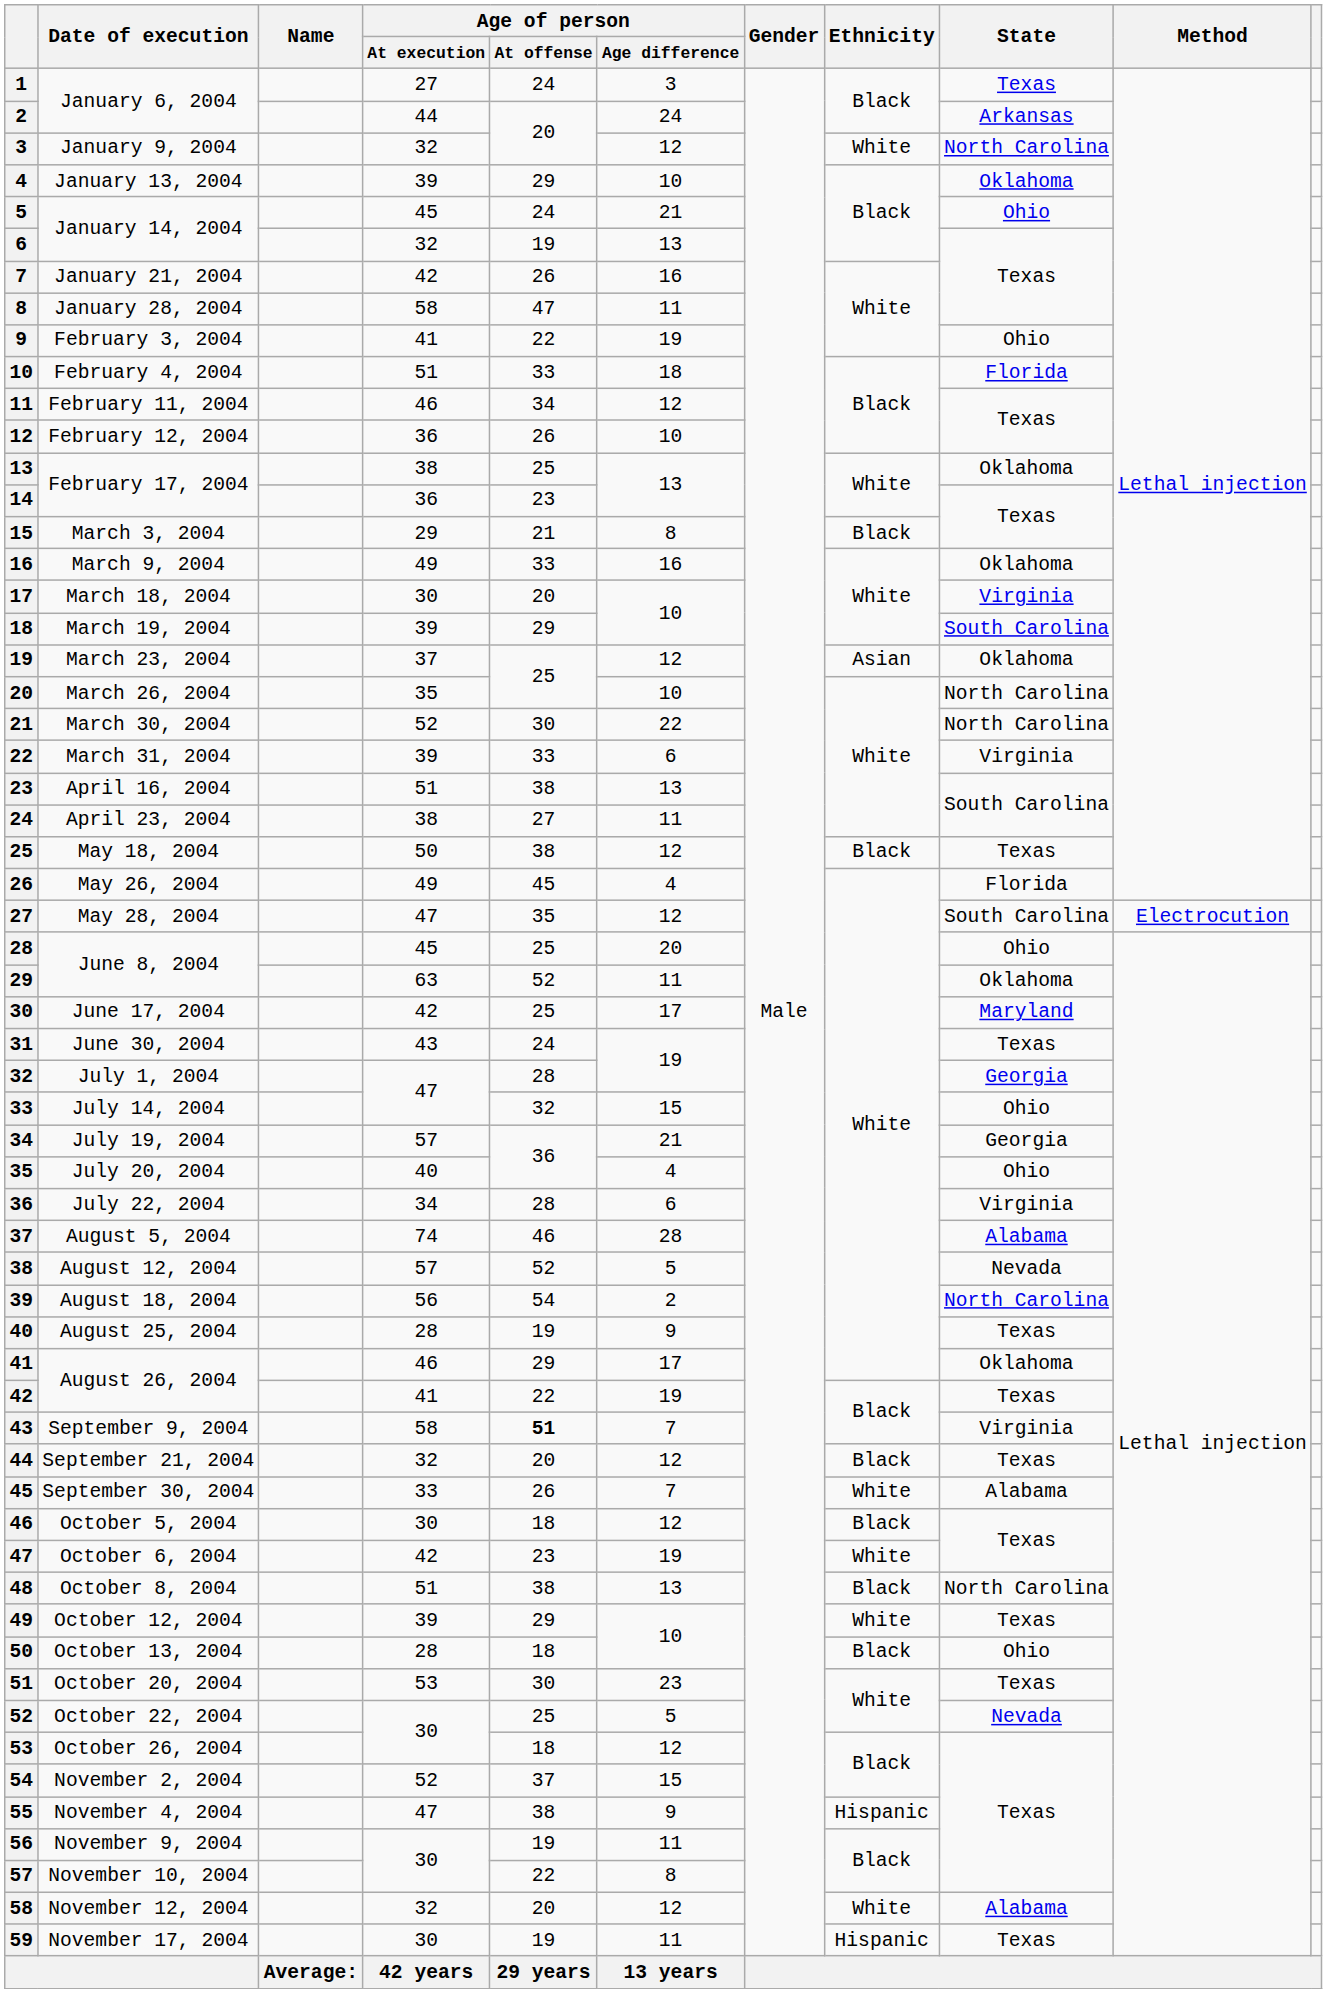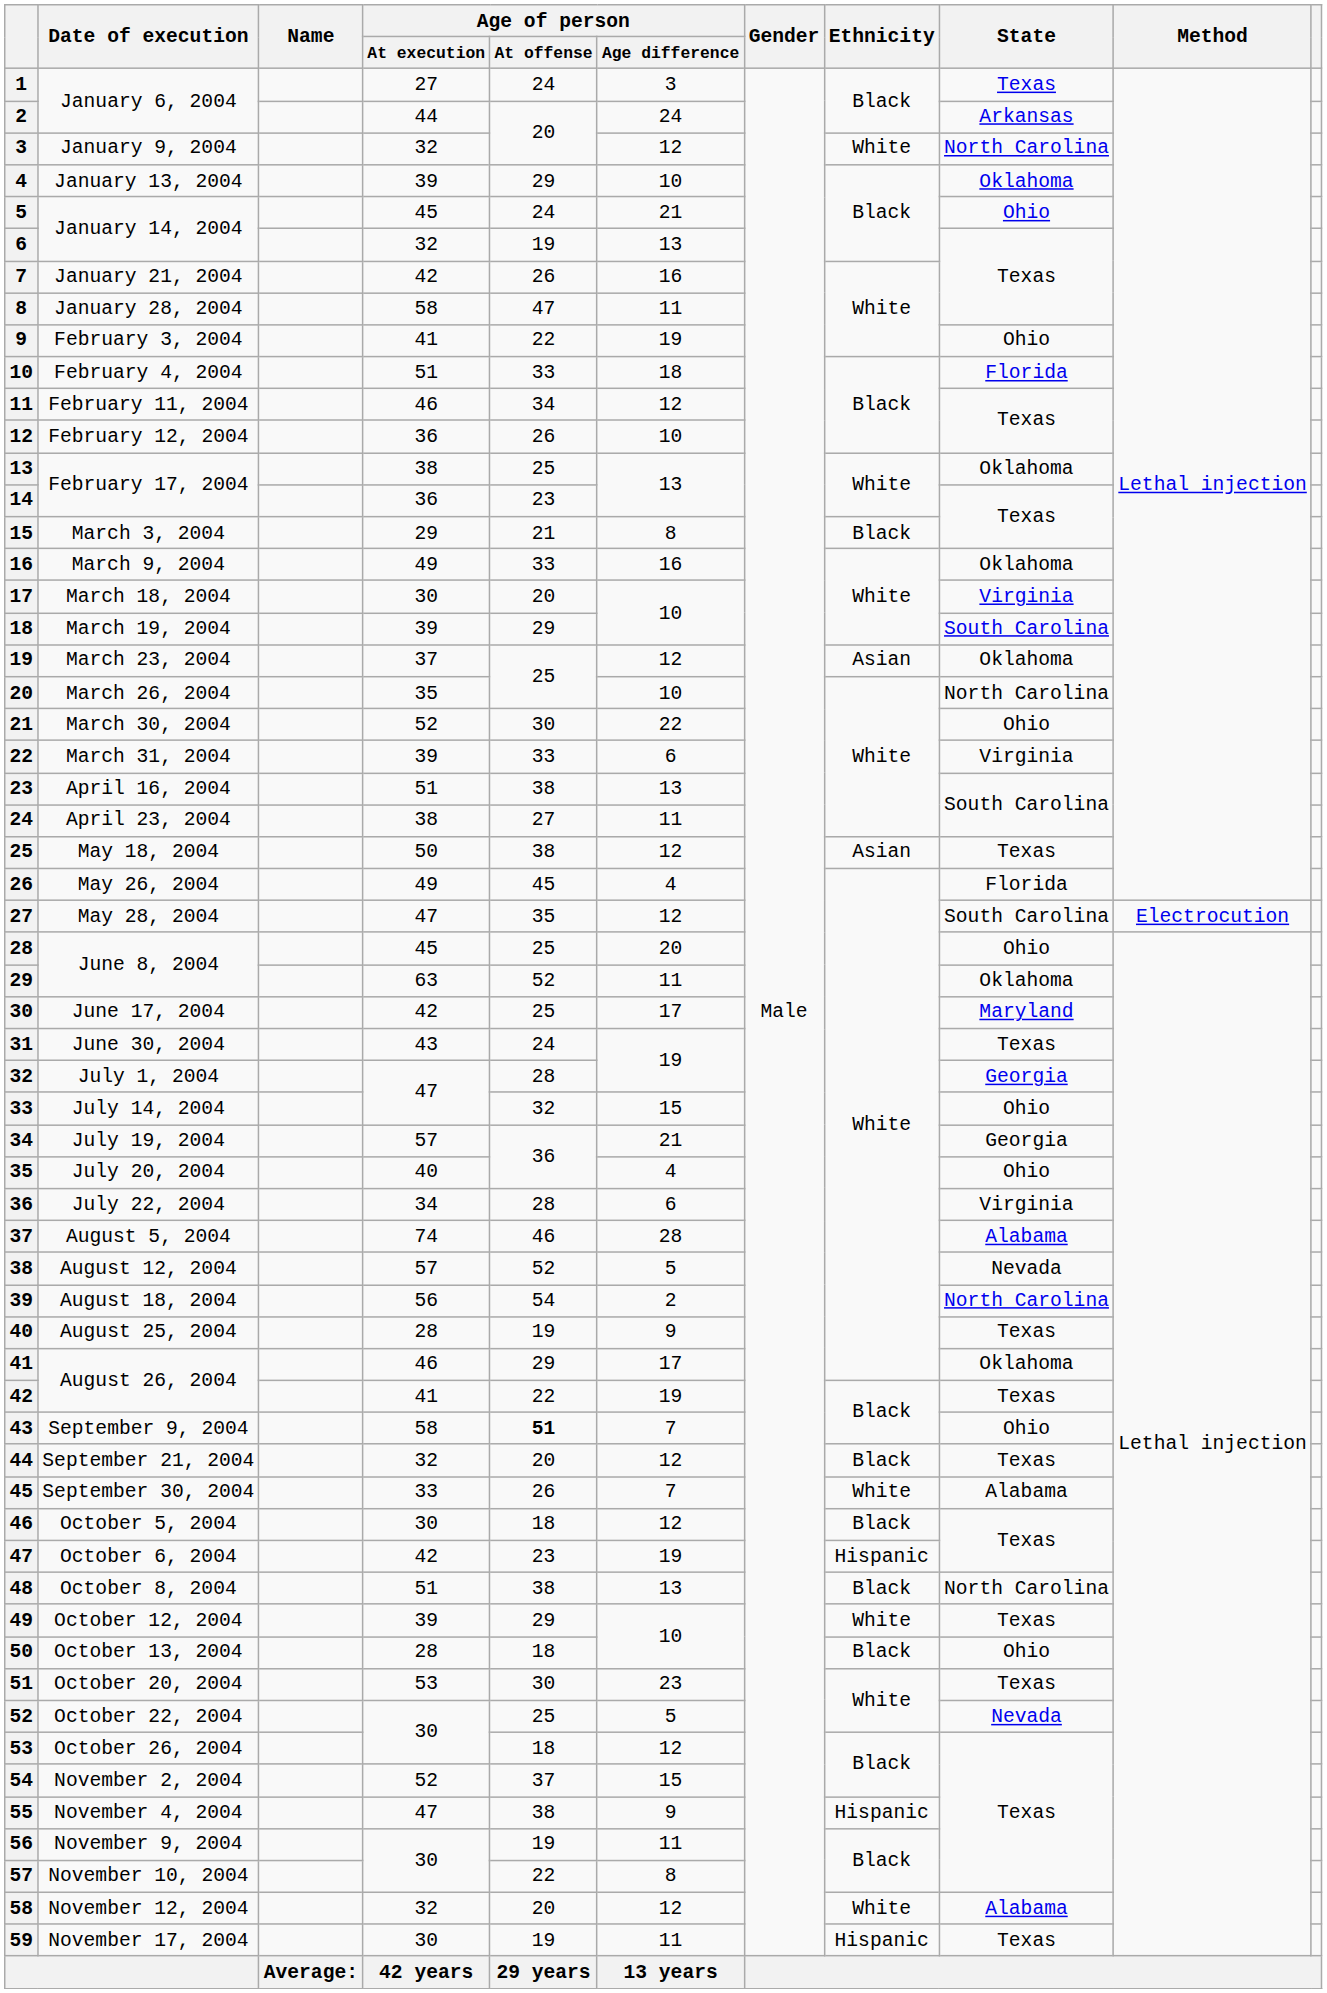(1027, 725) North Carolina -> (1027, 725) Ohio
(882, 853) Black -> (882, 853) Asian
(1026, 1428) Virginia -> (1027, 1428) Ohio
(882, 1556) White -> (882, 1556) Hispanic
